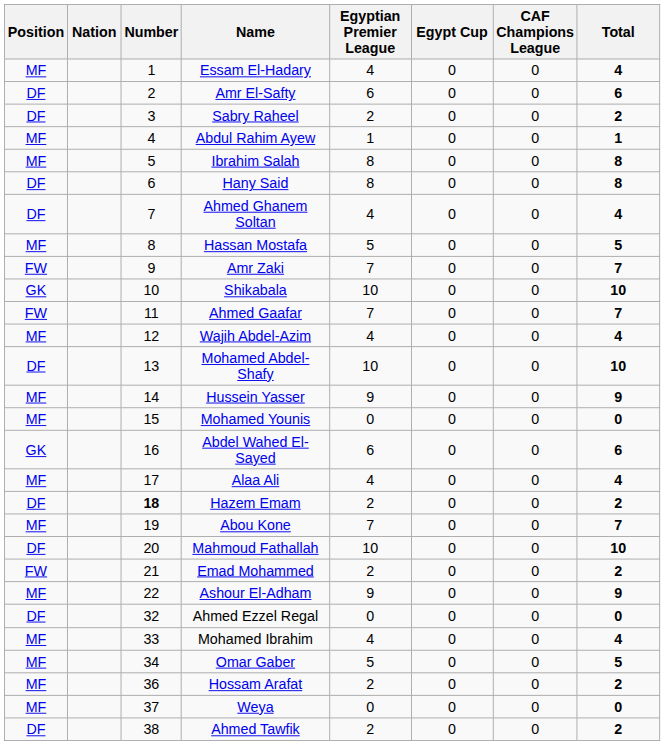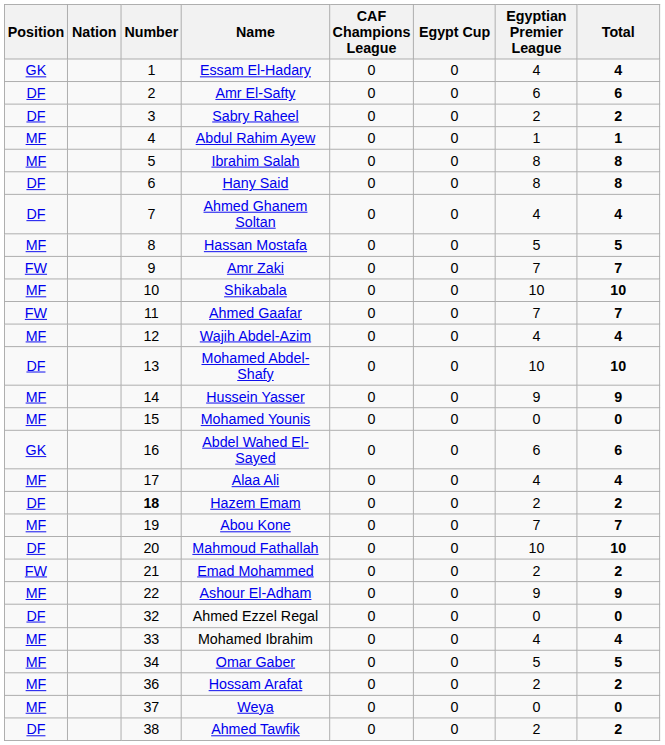columns swapped: (370, 32) <-> (535, 32)
(36, 71) MF -> (36, 71) GK
(36, 290) GK -> (36, 290) MF
